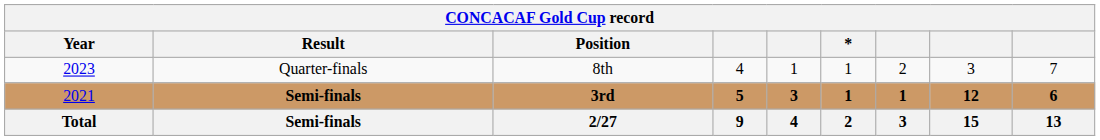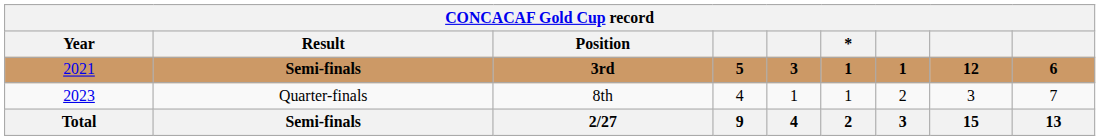rows swapped: (323, 96) <-> (323, 70)
